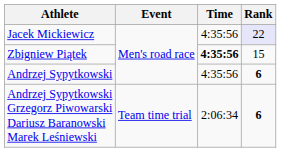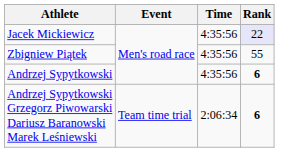(220, 54) bold -> (219, 54) normal
(258, 54) 15 -> (257, 54) 55
